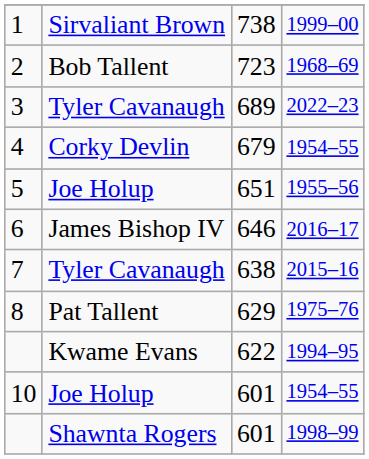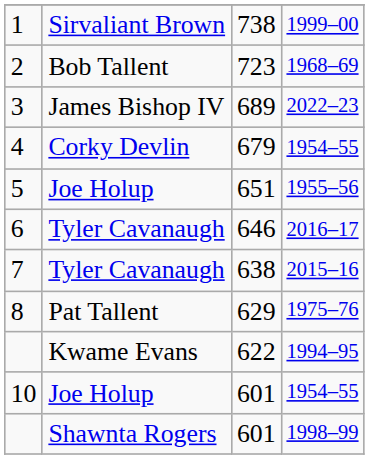(137, 106) Tyler Cavanaugh -> (136, 106) James Bishop IV
(136, 229) James Bishop IV -> (137, 229) Tyler Cavanaugh
